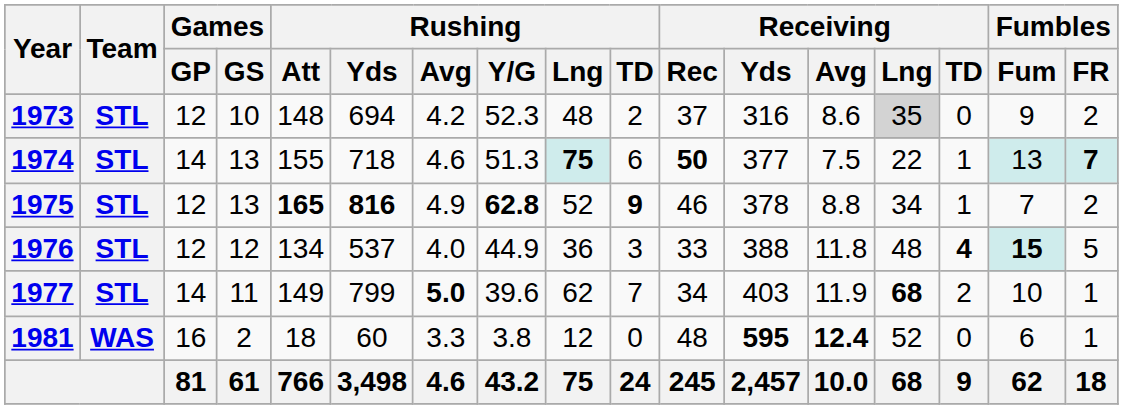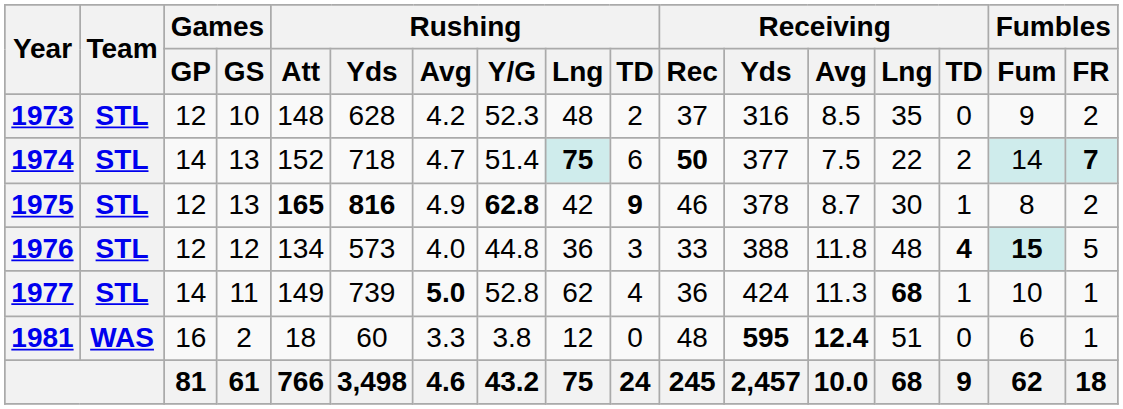(372, 115) 694 -> (372, 115) 628
(841, 115) 8.6 -> (841, 115) 8.5
(907, 115) lightgrey background -> (907, 115) no background
(301, 159) 155 -> (301, 159) 152
(446, 159) 4.6 -> (446, 159) 4.7
(512, 159) 51.3 -> (512, 159) 51.4
(964, 159) 1 -> (964, 159) 2
(1027, 159) 13 -> (1027, 159) 14
(578, 204) 52 -> (578, 204) 42
(841, 204) 8.8 -> (841, 204) 8.7
(907, 204) 34 -> (907, 204) 30
(1027, 204) 7 -> (1027, 204) 8
(372, 248) 537 -> (372, 248) 573
(512, 248) 44.9 -> (512, 248) 44.8
(372, 293) 799 -> (372, 293) 739
(512, 293) 39.6 -> (512, 293) 52.8
(635, 293) 7 -> (635, 293) 4
(692, 293) 34 -> (692, 293) 36
(766, 293) 403 -> (766, 293) 424
(841, 293) 11.9 -> (841, 293) 11.3
(964, 293) 2 -> (964, 293) 1
(907, 337) 52 -> (907, 337) 51
